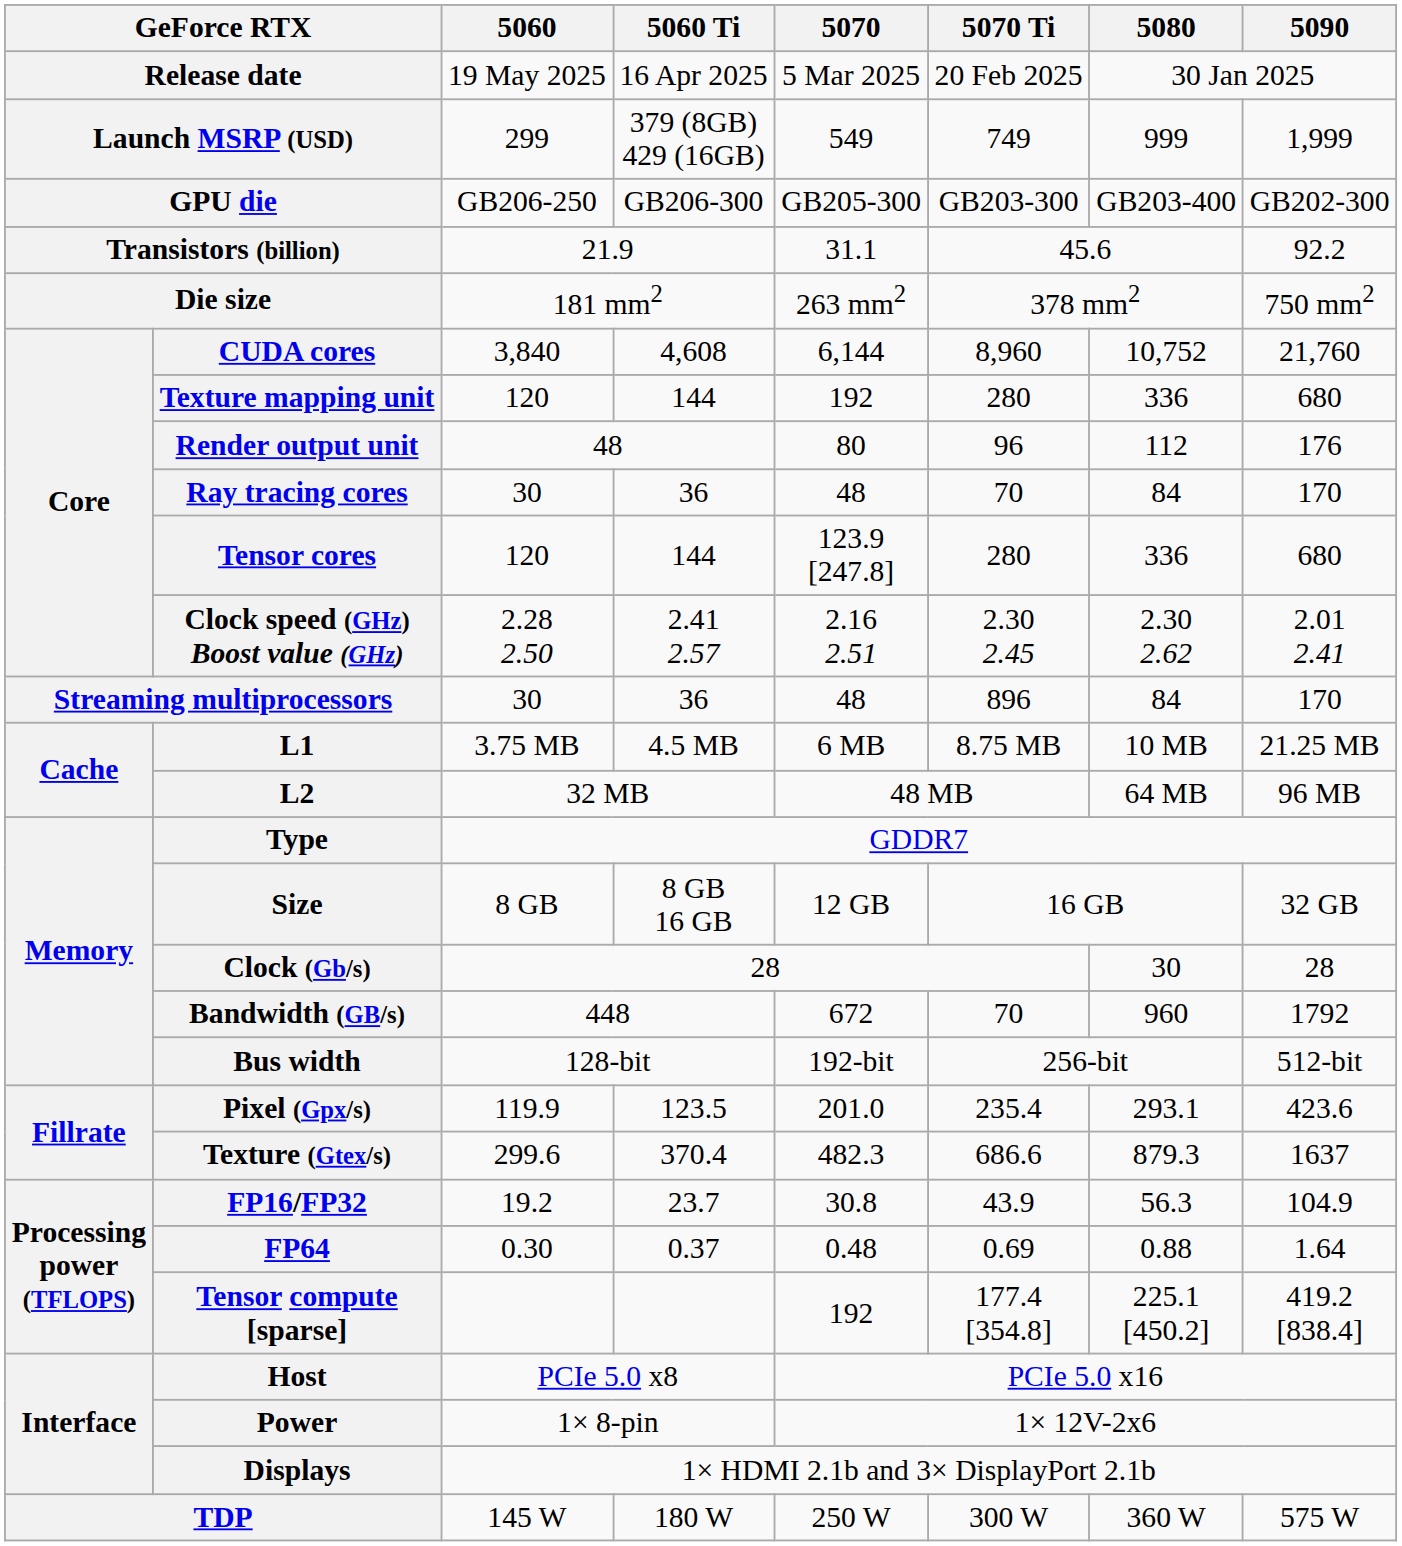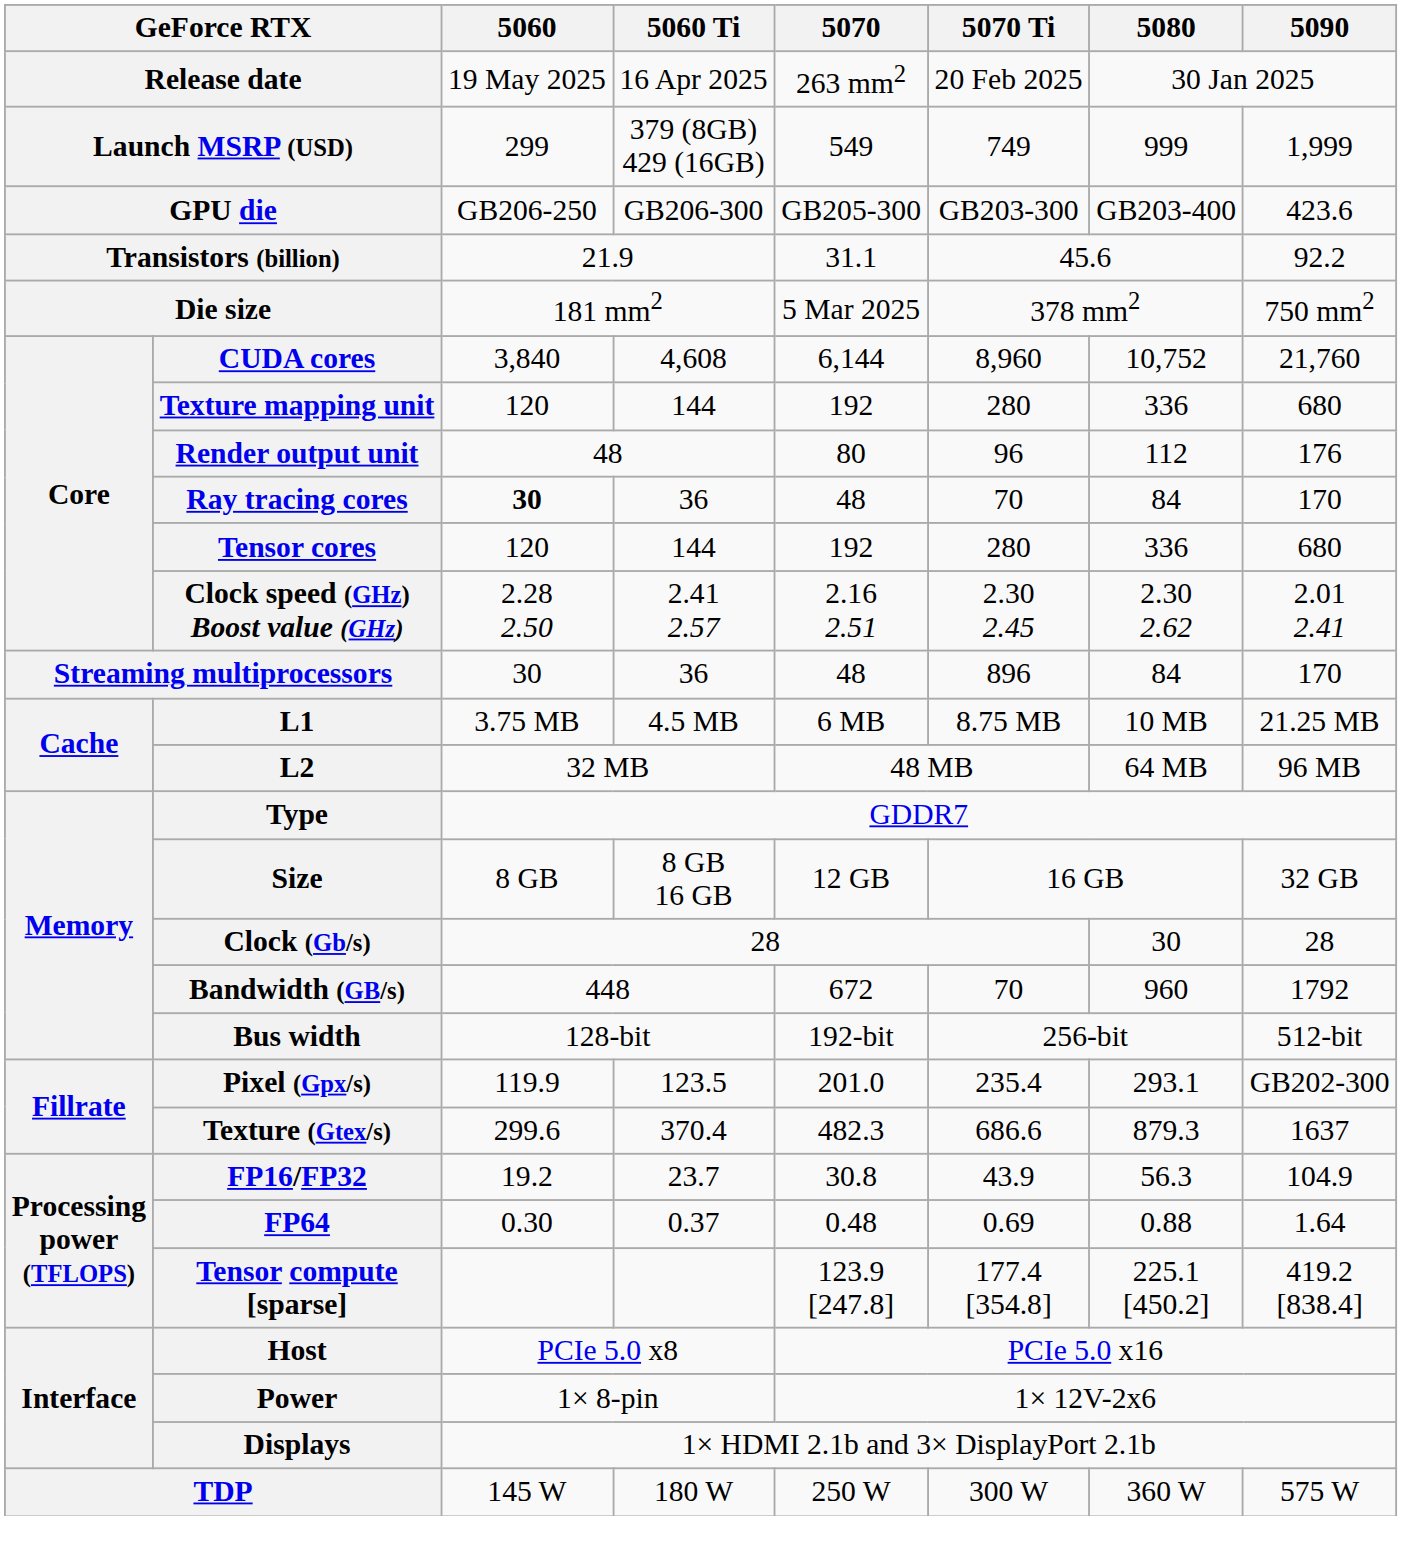(851, 74) 5 Mar 2025 -> (851, 78) 263 mm2
(1320, 202) GB202-300 -> (1320, 210) 423.6
(851, 299) 263 mm2 -> (851, 307) 5 Mar 2025
(527, 491) normal -> (527, 499) bold
(851, 555) 123.9 [247.8] -> (851, 546) 192
(1320, 1108) 423.6 -> (1320, 1082) GB202-300
(851, 1312) 192 -> (851, 1287) 123.9 [247.8]
